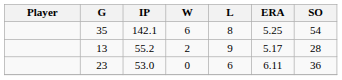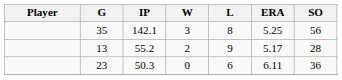(187, 30) 6 -> (187, 30) 3
(315, 30) 54 -> (315, 30) 56
(144, 65) 53.0 -> (144, 65) 50.3
